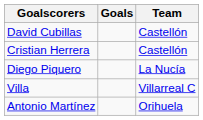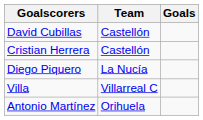columns swapped: (117, 13) <-> (167, 13)
